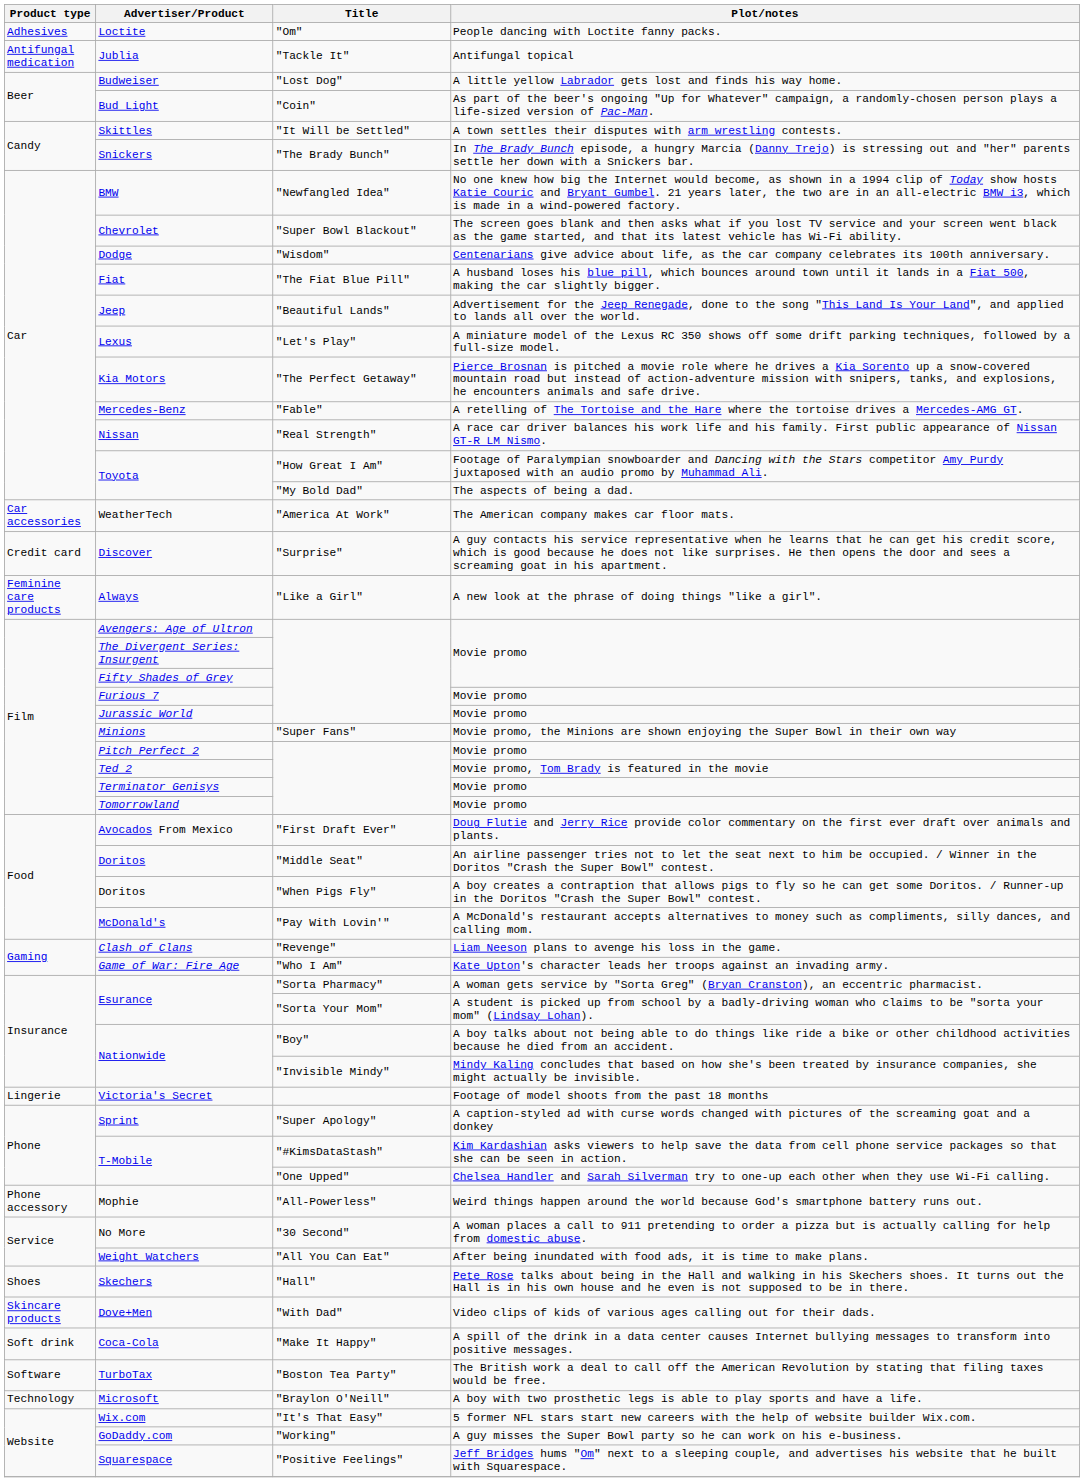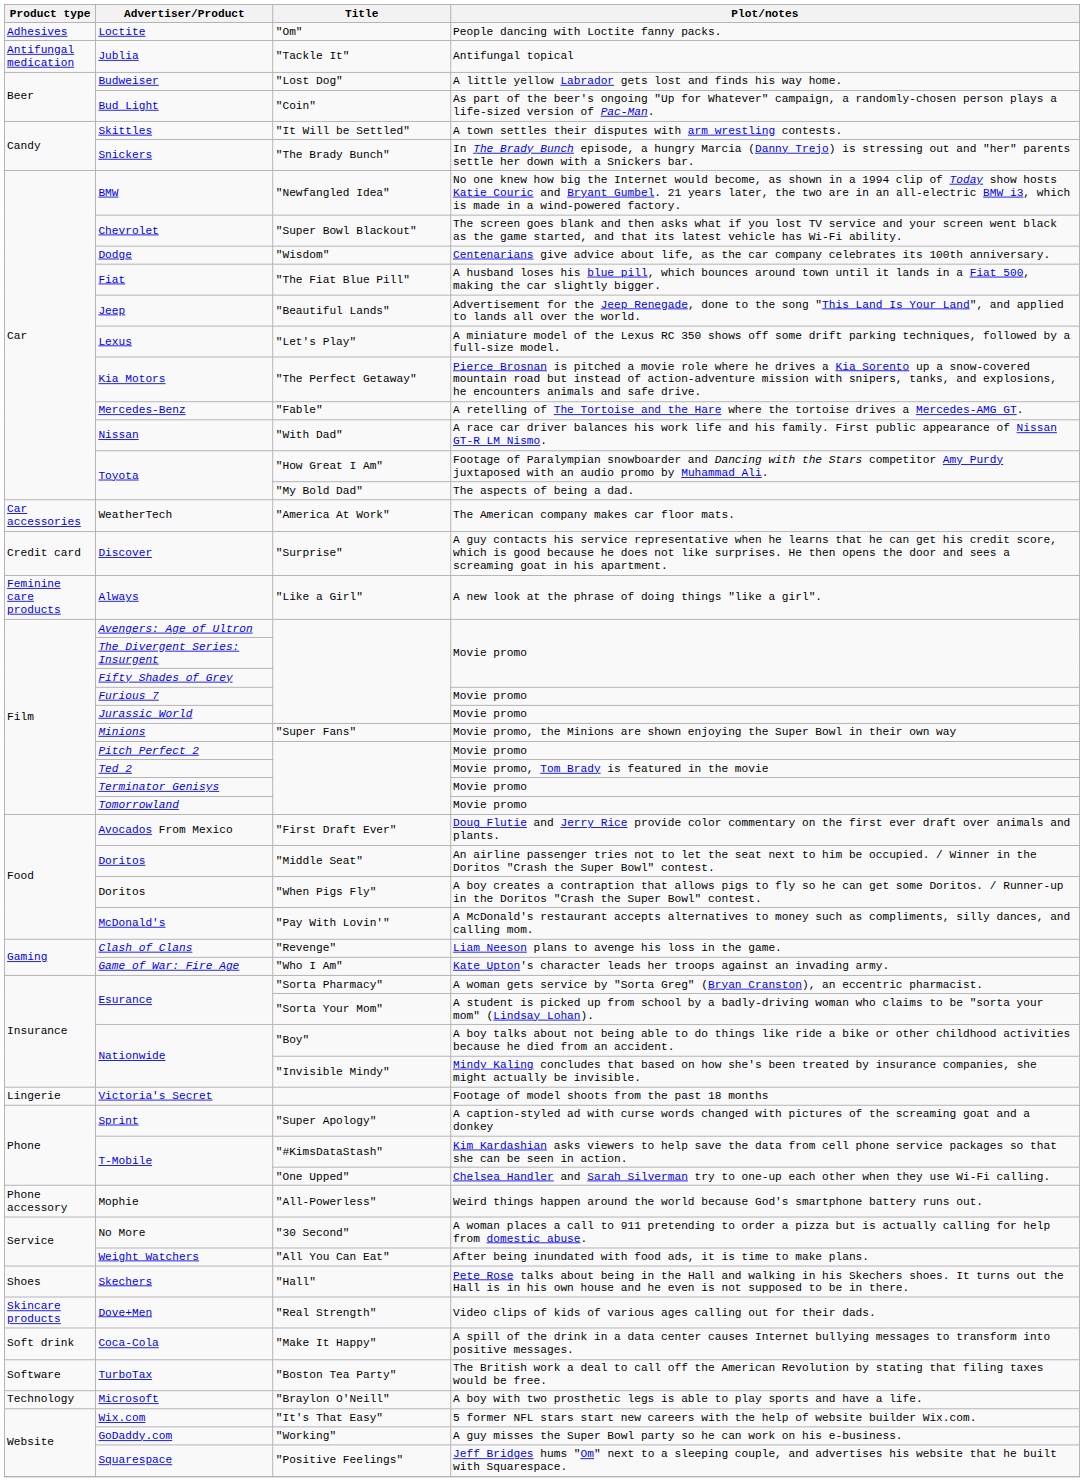(326, 435) "Real Strength" -> (309, 435) "With Dad"
(309, 1313) "With Dad" -> (326, 1313) "Real Strength"
